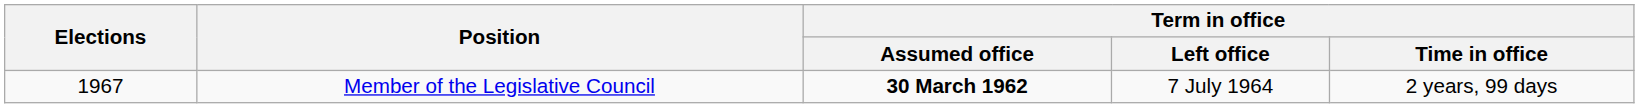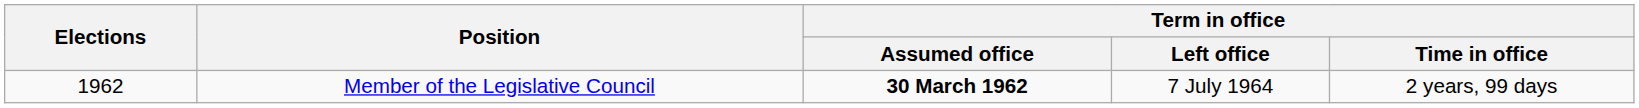(100, 86) 1967 -> (100, 86) 1962
